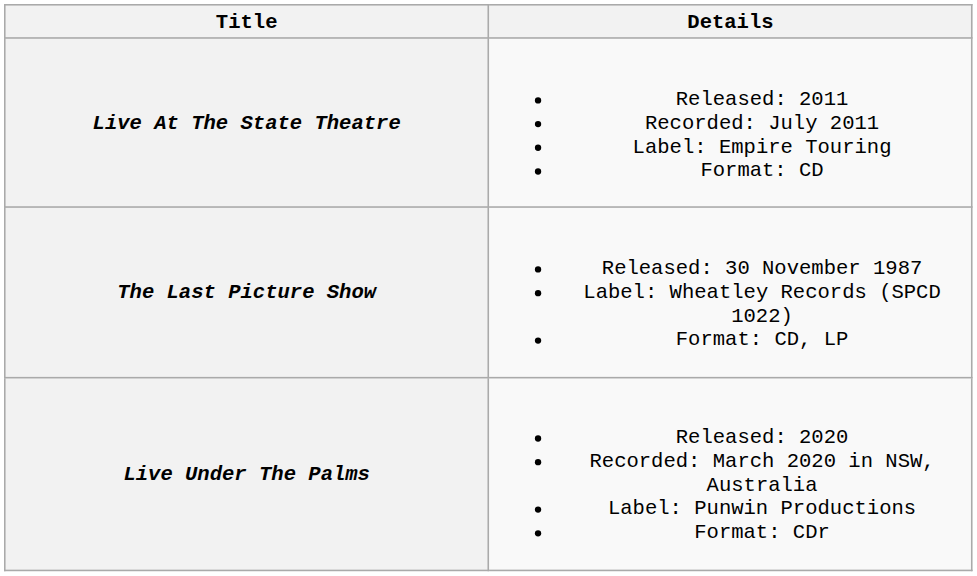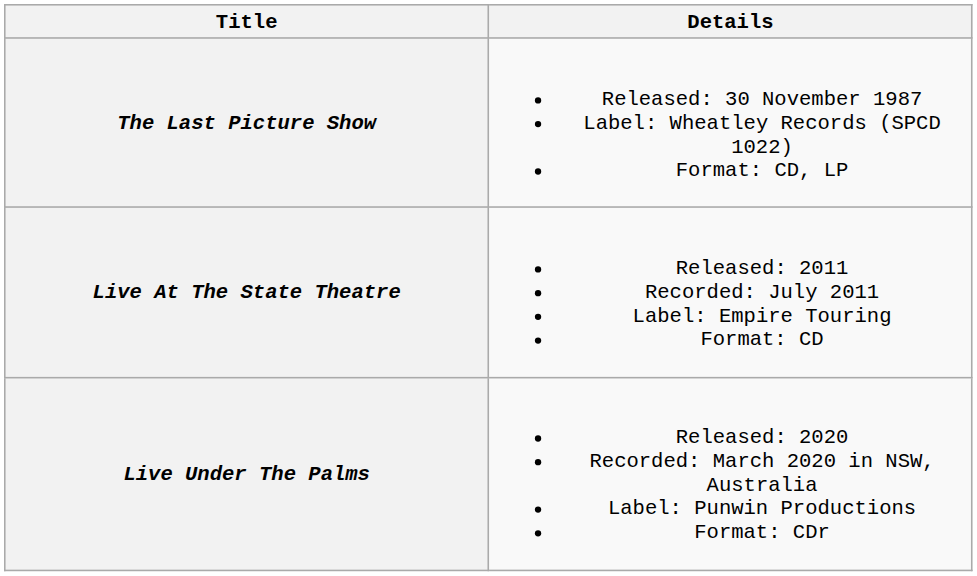rows swapped: (247, 292) <-> (247, 123)
